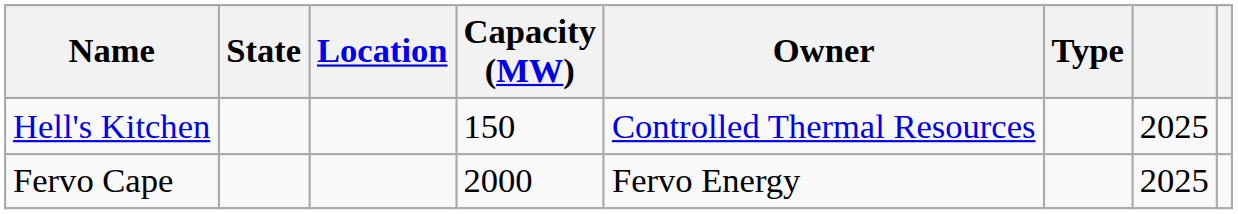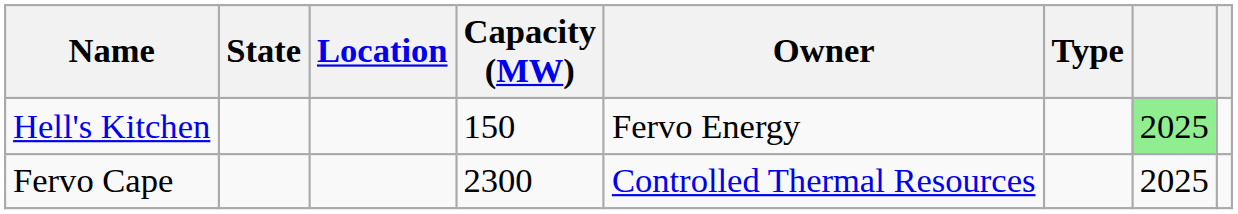(824, 125) Controlled Thermal Resources -> (706, 125) Fervo Energy
(1174, 125) no background -> (1174, 125) lightgreen background
(498, 180) 2000 -> (498, 180) 2300
(706, 180) Fervo Energy -> (824, 180) Controlled Thermal Resources
